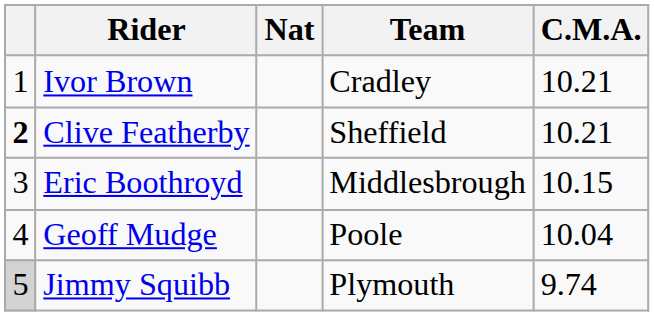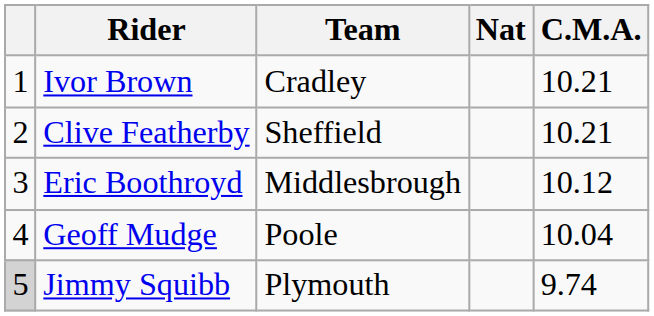columns swapped: (289, 30) <-> (428, 30)
(20, 132) bold -> (20, 132) normal
(577, 183) 10.15 -> (577, 183) 10.12
